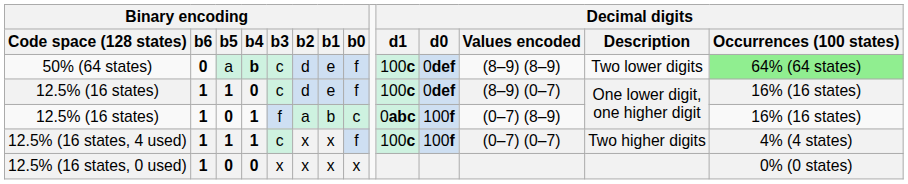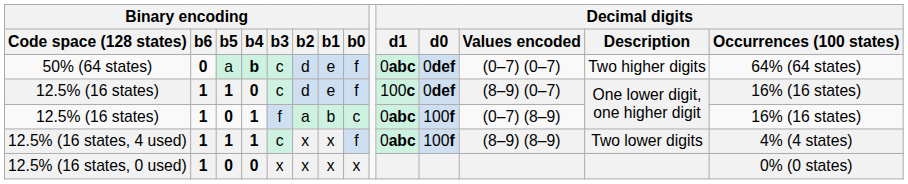(398, 66) 100c -> (398, 66) 0abc
(522, 66) (8–9) (8–9) -> (522, 66) (0–7) (0–7)
(647, 66) Two lower digits -> (647, 66) Two higher digits
(806, 66) lightgreen background -> (806, 66) no background
(398, 141) 100c -> (398, 141) 0abc
(522, 141) (0–7) (0–7) -> (522, 141) (8–9) (8–9)
(647, 141) Two higher digits -> (647, 141) Two lower digits
